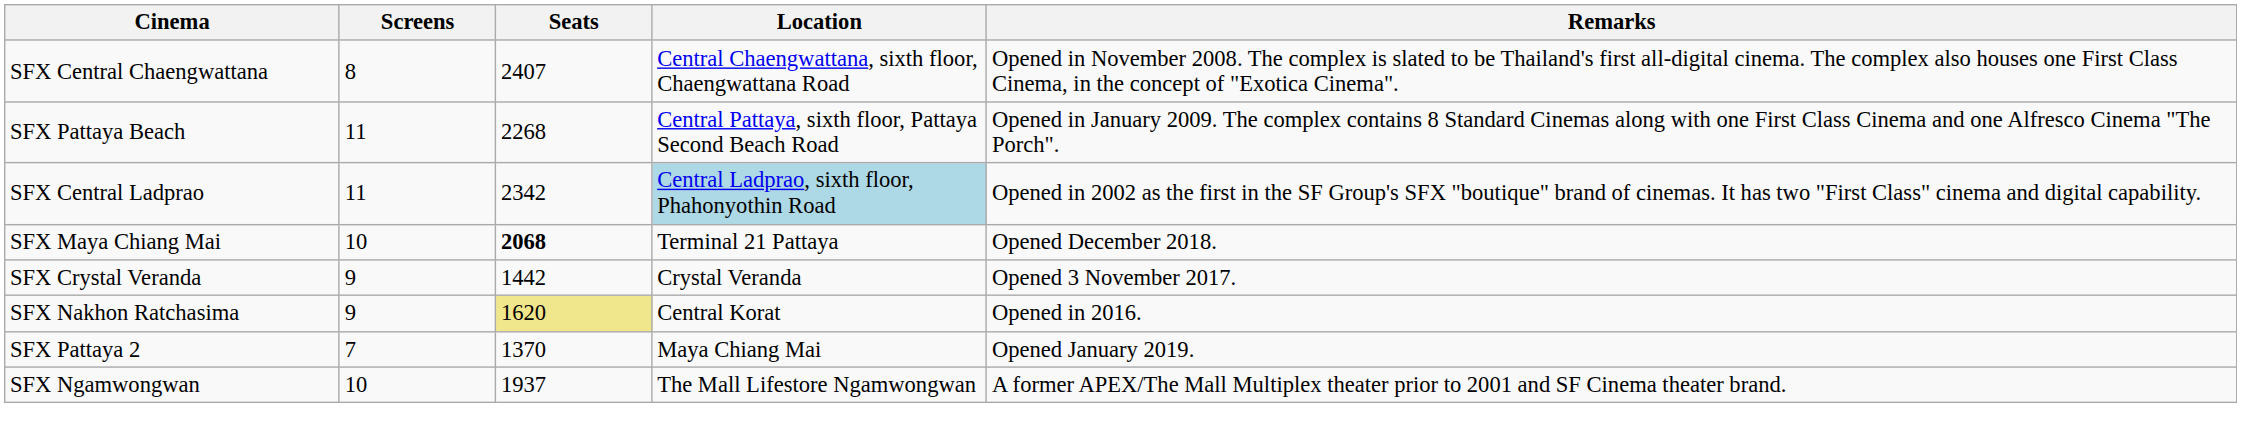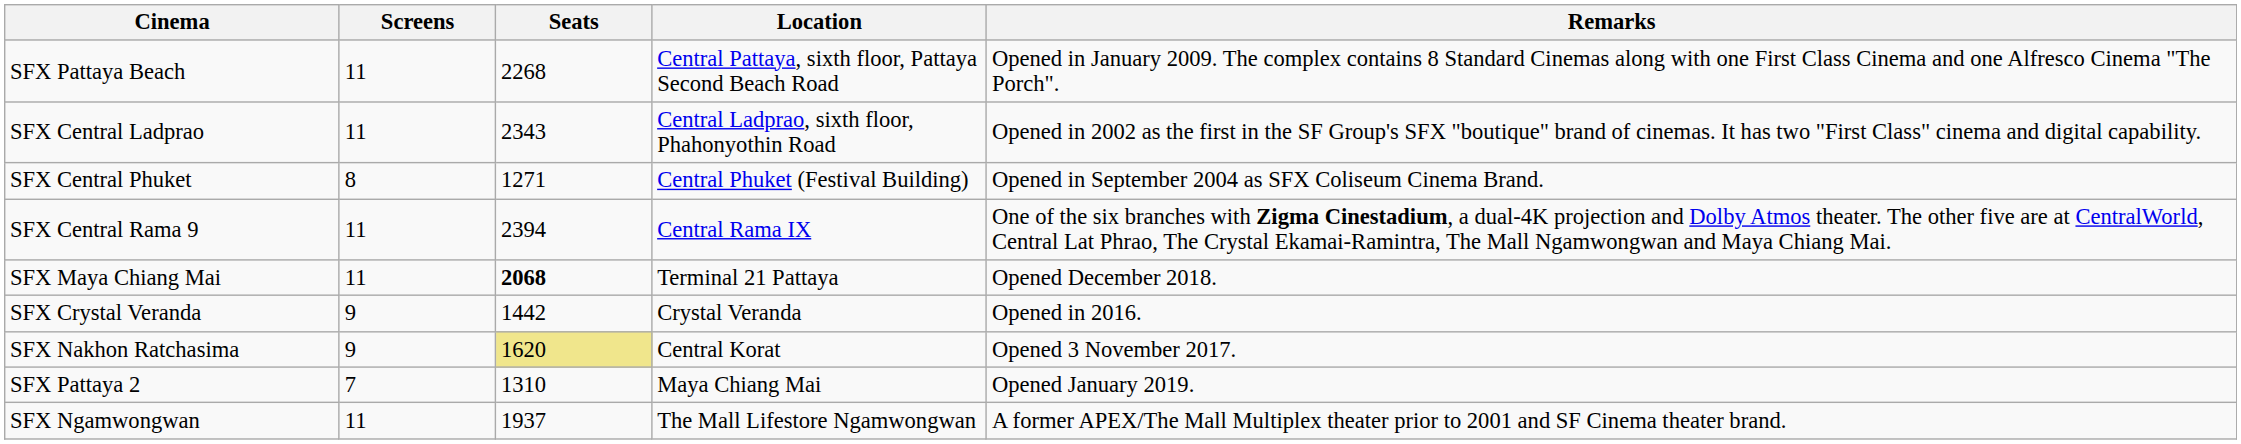- row: (139, 70)
(523, 193) 2342 -> (523, 132) 2343
(785, 193) lightblue background -> (785, 132) no background
+ row: (101, 180)
+ row: (104, 228)
(356, 241) 10 -> (356, 277) 11
(1114, 277) Opened 3 November 2017. -> (1067, 313) Opened in 2016.
(1067, 313) Opened in 2016. -> (1114, 348) Opened 3 November 2017.
(523, 348) 1370 -> (523, 384) 1310
(356, 384) 10 -> (356, 420) 11
